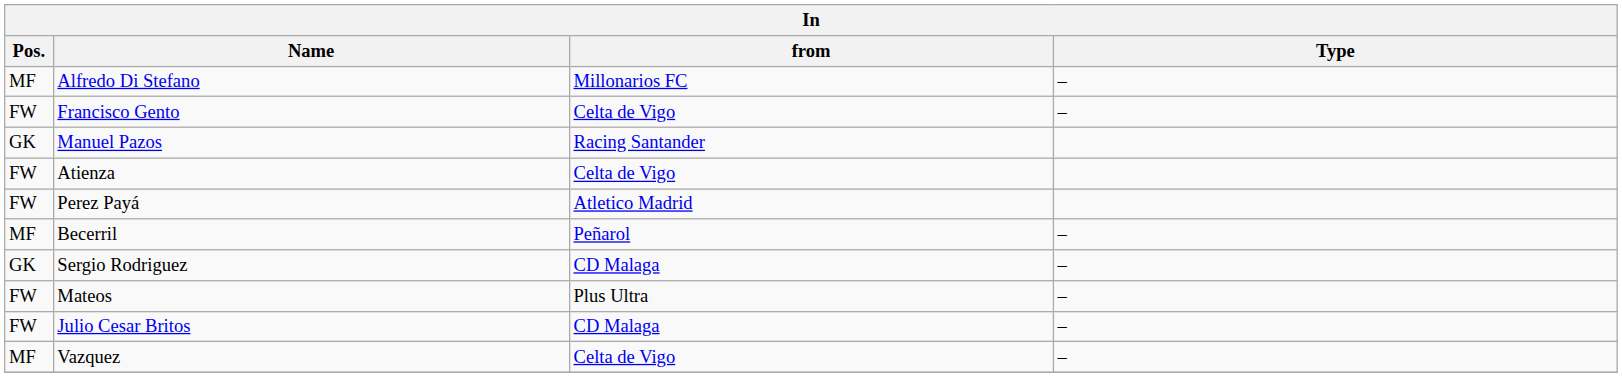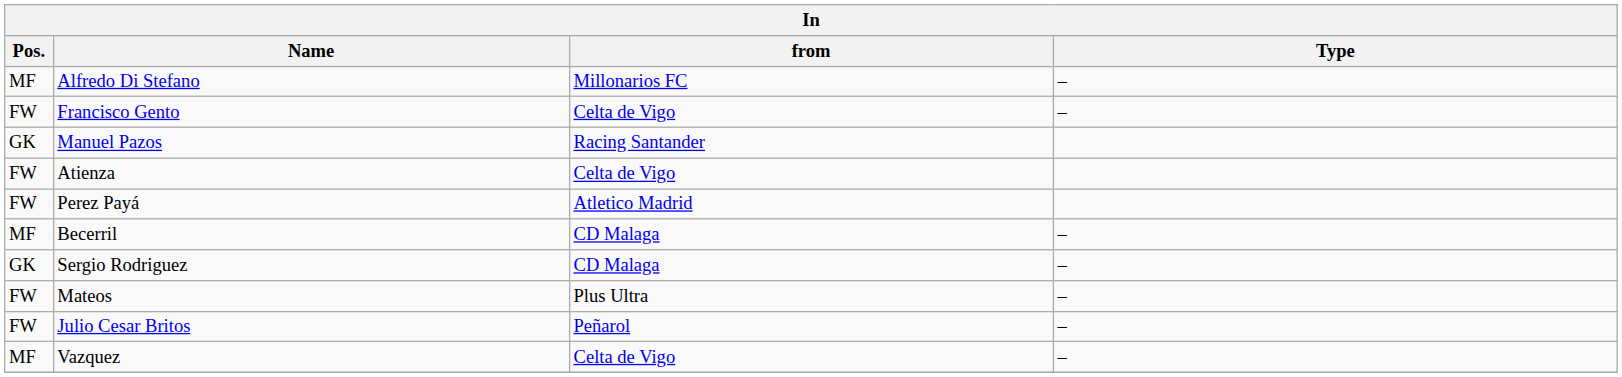(602, 234) Peñarol -> (617, 234) CD Malaga
(617, 326) CD Malaga -> (602, 326) Peñarol
